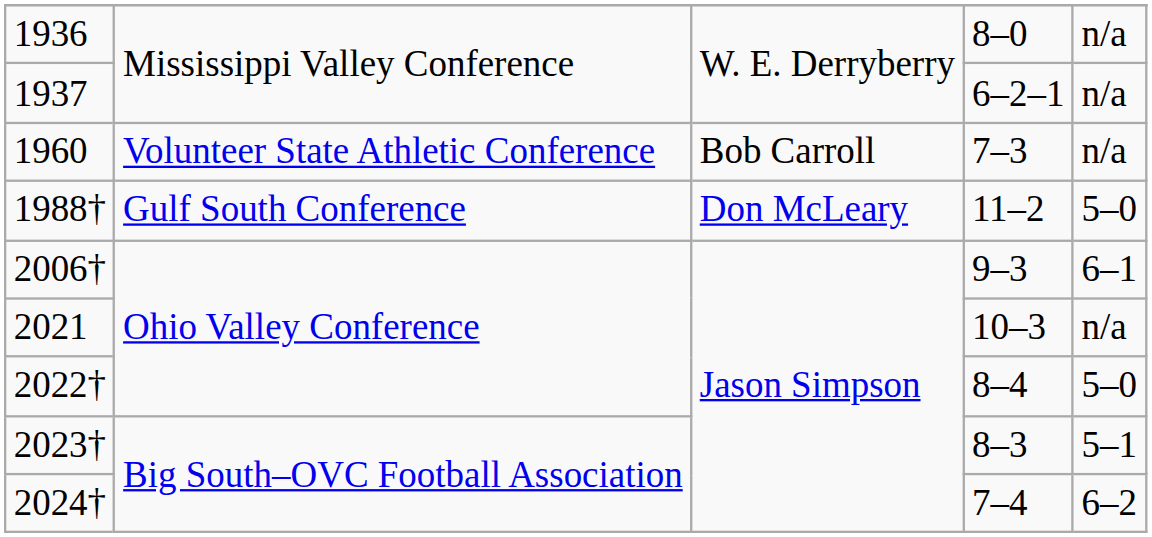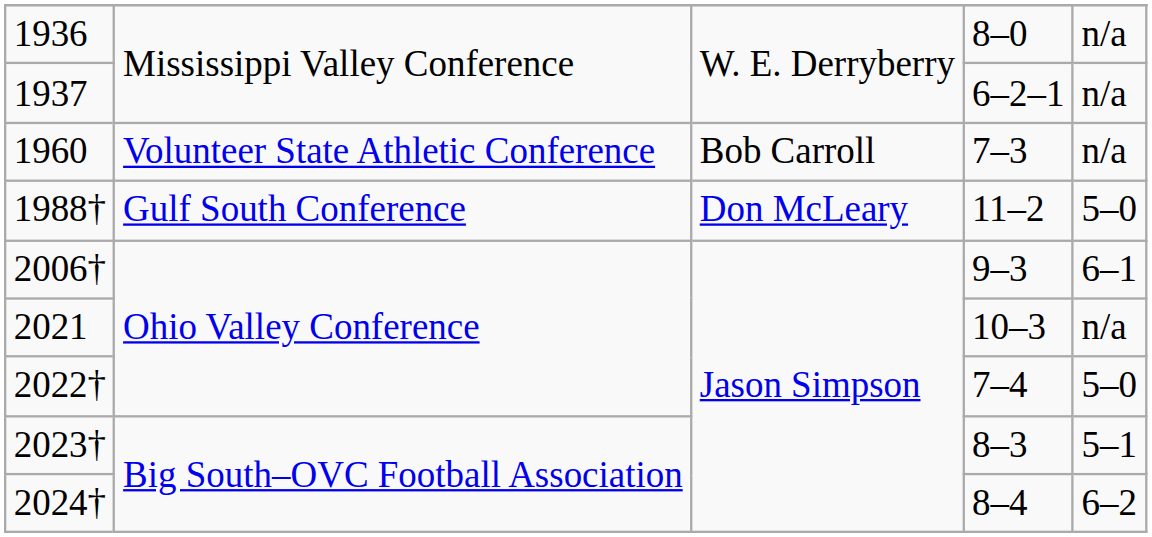(1000, 385) 8–4 -> (1000, 385) 7–4
(1000, 502) 7–4 -> (1000, 502) 8–4
